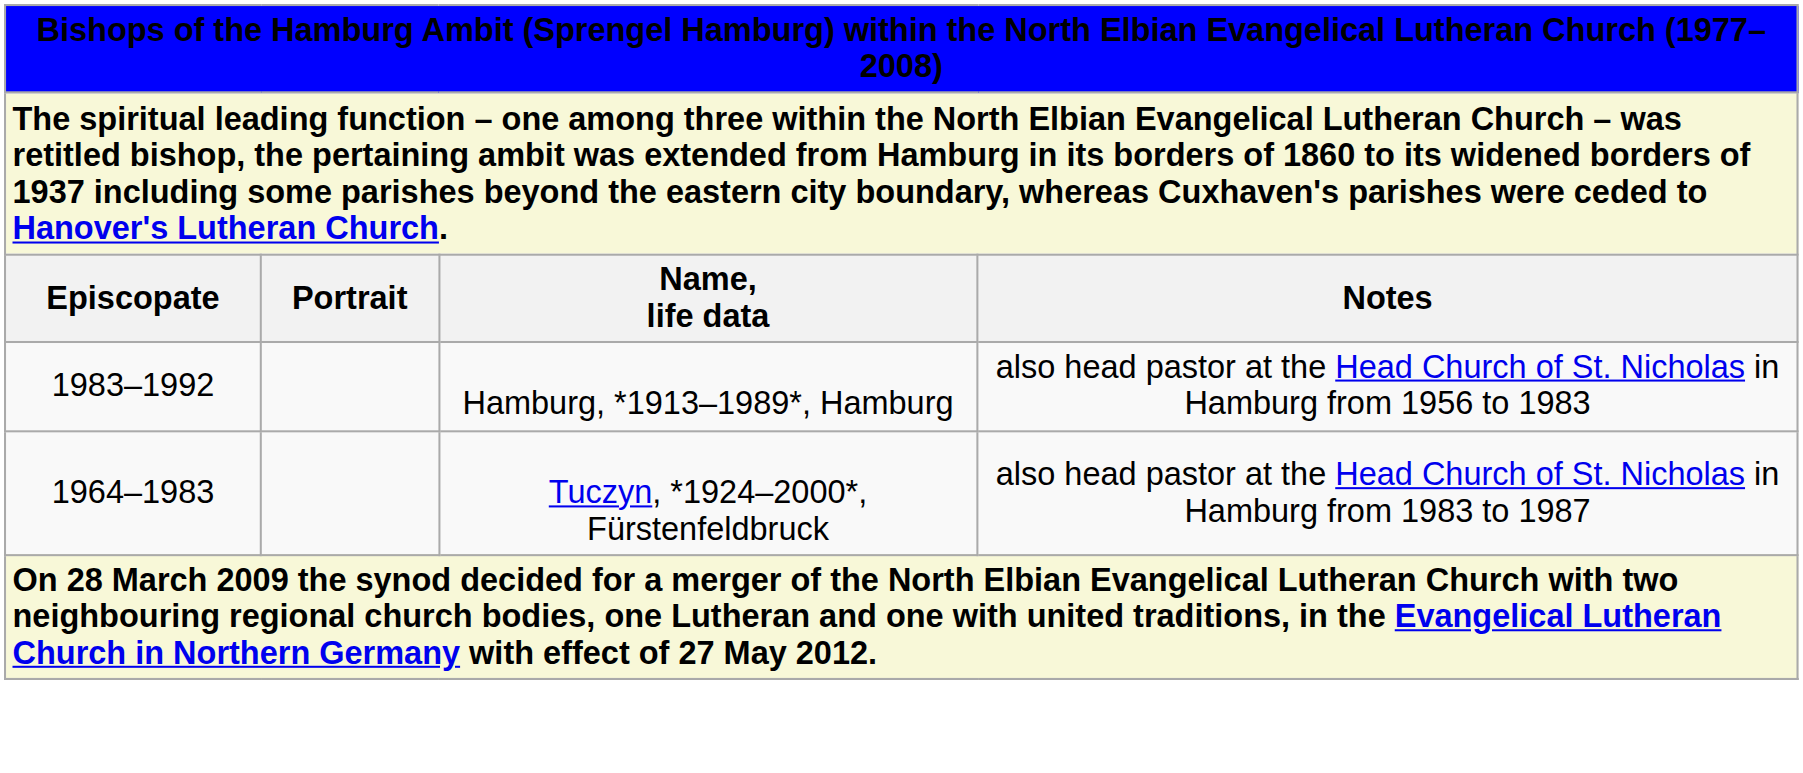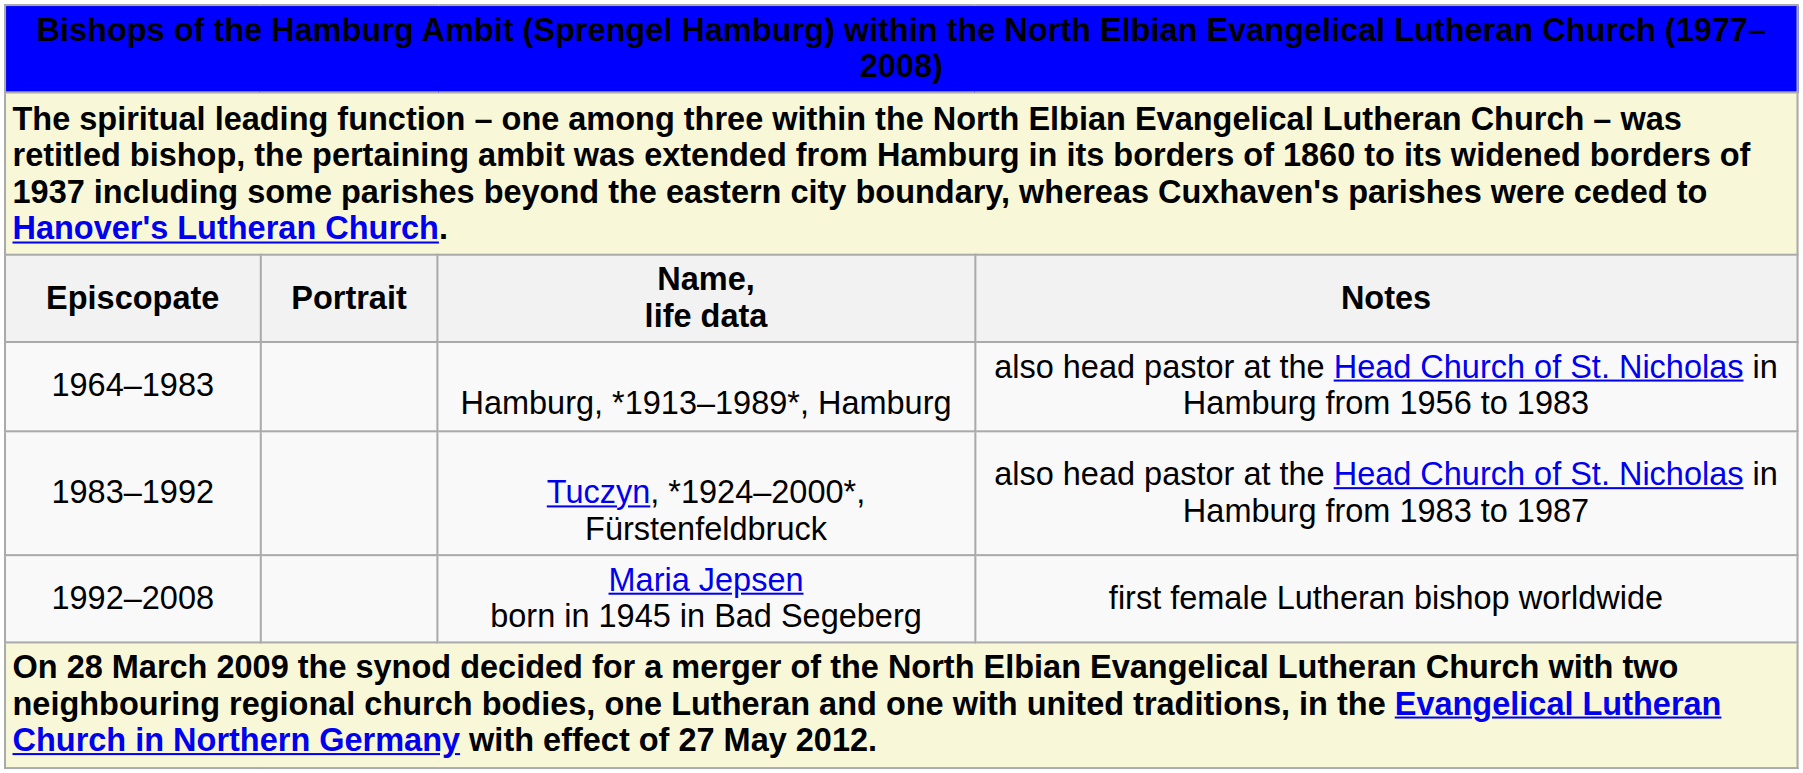(133, 385) 1983–1992 -> (133, 385) 1964–1983
(133, 492) 1964–1983 -> (133, 492) 1983–1992
+ row: (706, 598)
